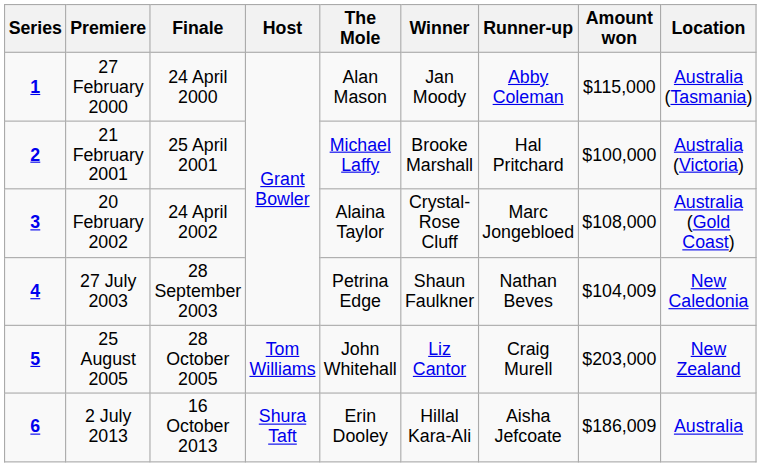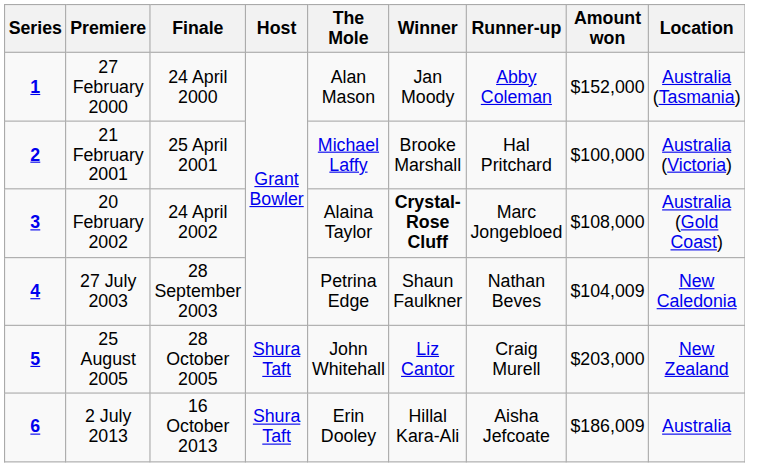(619, 86) $115,000 -> (608, 86) $152,000
(440, 222) normal -> (428, 222) bold
(282, 359) Tom Williams -> (277, 359) Shura Taft
